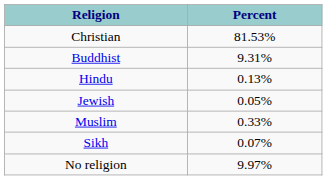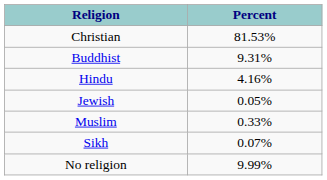(255, 79) 0.13% -> (255, 79) 4.16%
(255, 164) 9.97% -> (255, 164) 9.99%
